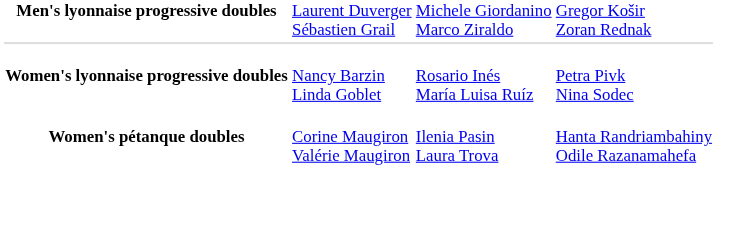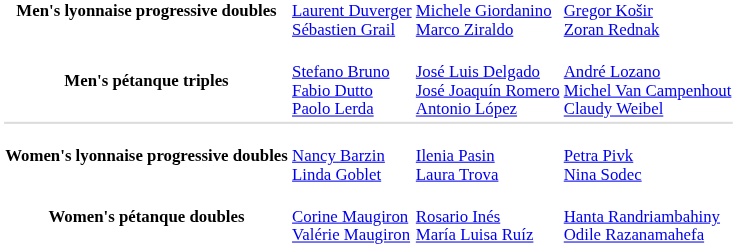+ row: (146, 80)
(475, 85) Rosario Inés María Luisa Ruíz -> (457, 164) Ilenia Pasin Laura Trova
(457, 145) Ilenia Pasin Laura Trova -> (475, 225) Rosario Inés María Luisa Ruíz
